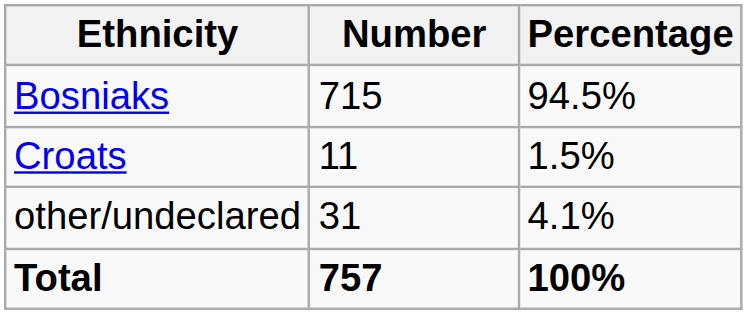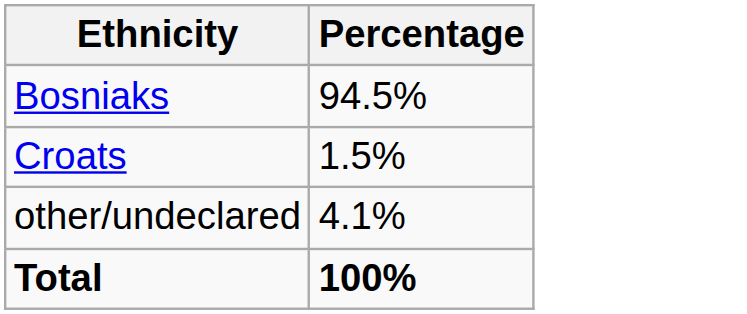- column: (414, 34)
